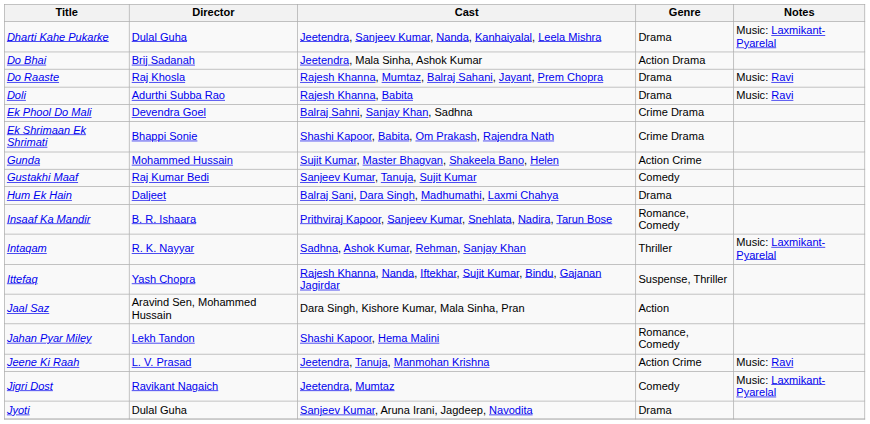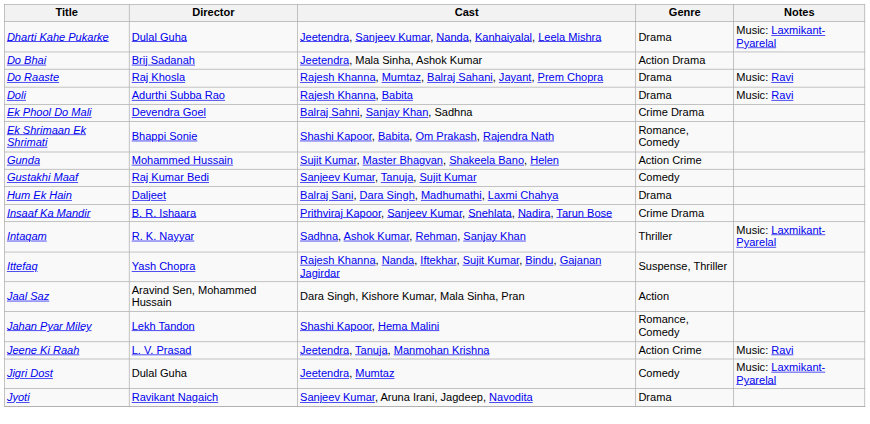(671, 136) Crime Drama -> (664, 136) Romance, Comedy
(664, 219) Romance, Comedy -> (671, 213) Crime Drama
(175, 386) Ravikant Nagaich -> (159, 374) Dulal Guha
(159, 410) Dulal Guha -> (175, 397) Ravikant Nagaich
